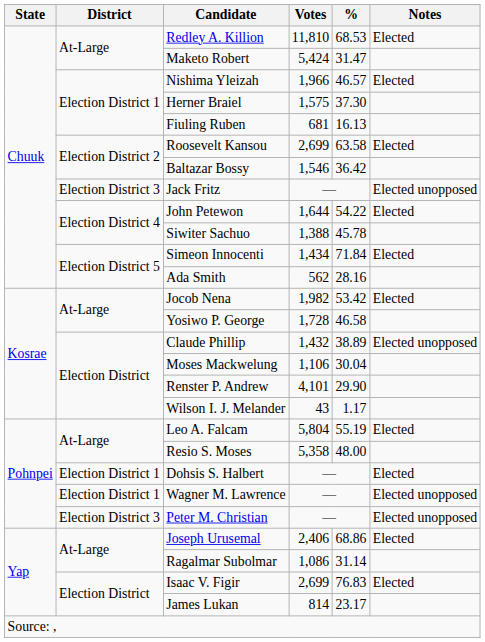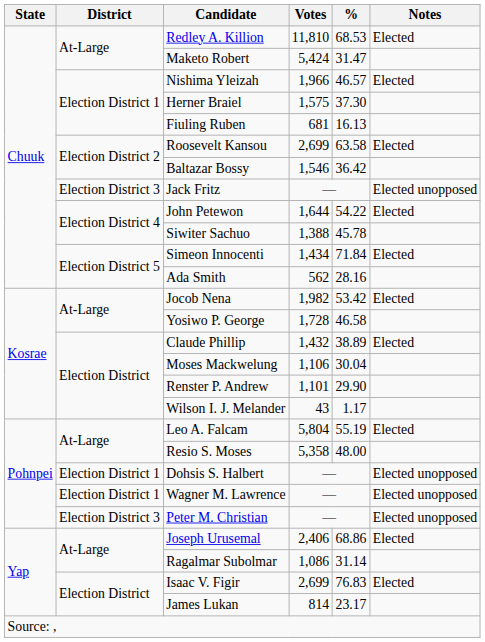(425, 342) Elected unopposed -> (393, 342) Elected
(314, 386) 4,101 -> (314, 386) 1,101
(393, 473) Elected -> (425, 473) Elected unopposed
